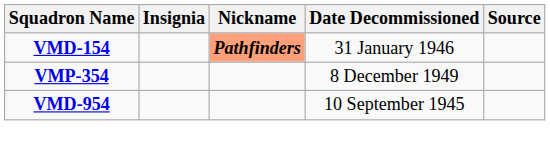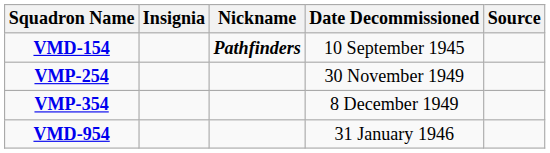(257, 47) lightsalmon background -> (257, 47) no background
(394, 47) 31 January 1946 -> (394, 47) 10 September 1945
+ row: (72, 76)
(394, 104) 10 September 1945 -> (394, 133) 31 January 1946
